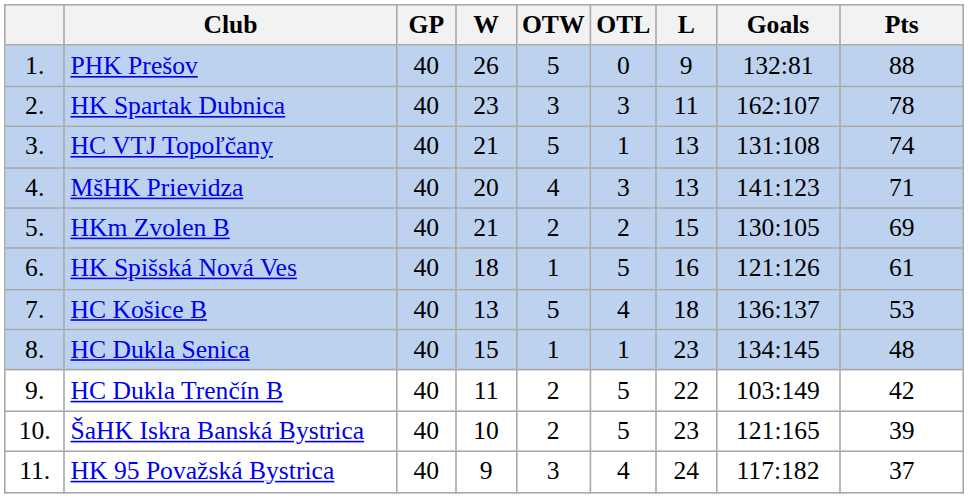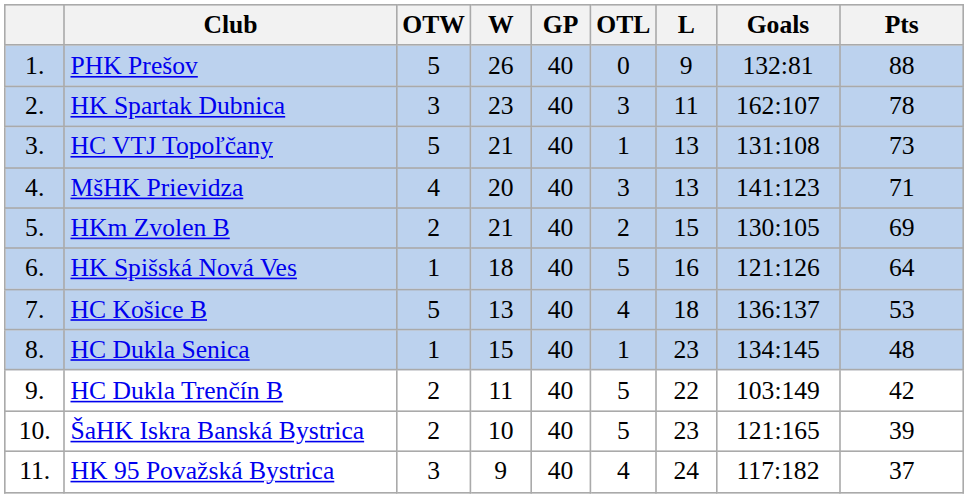columns swapped: (426, 24) <-> (553, 24)
(902, 146) 74 -> (902, 146) 73
(902, 268) 61 -> (902, 268) 64
